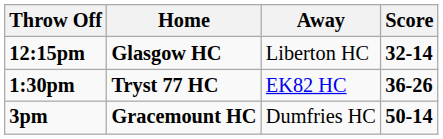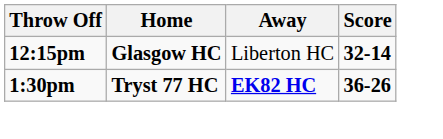(306, 85) normal -> (274, 85) bold
- row: (29, 117)
